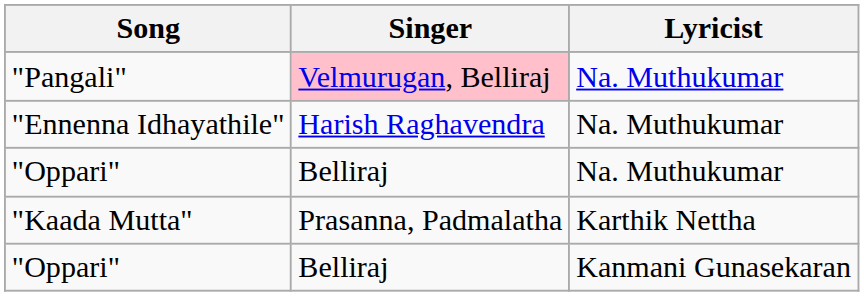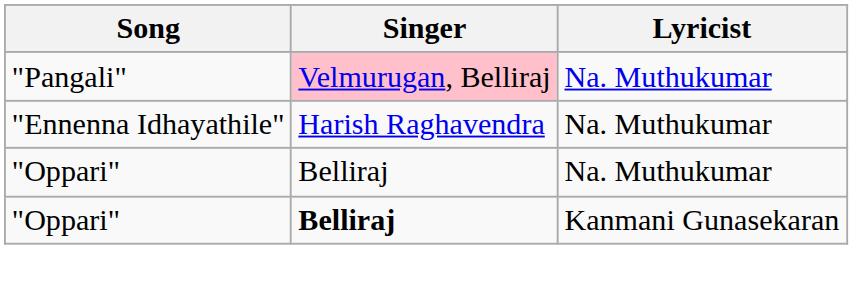- row: (102, 219)
(343, 266) normal -> (347, 219) bold
